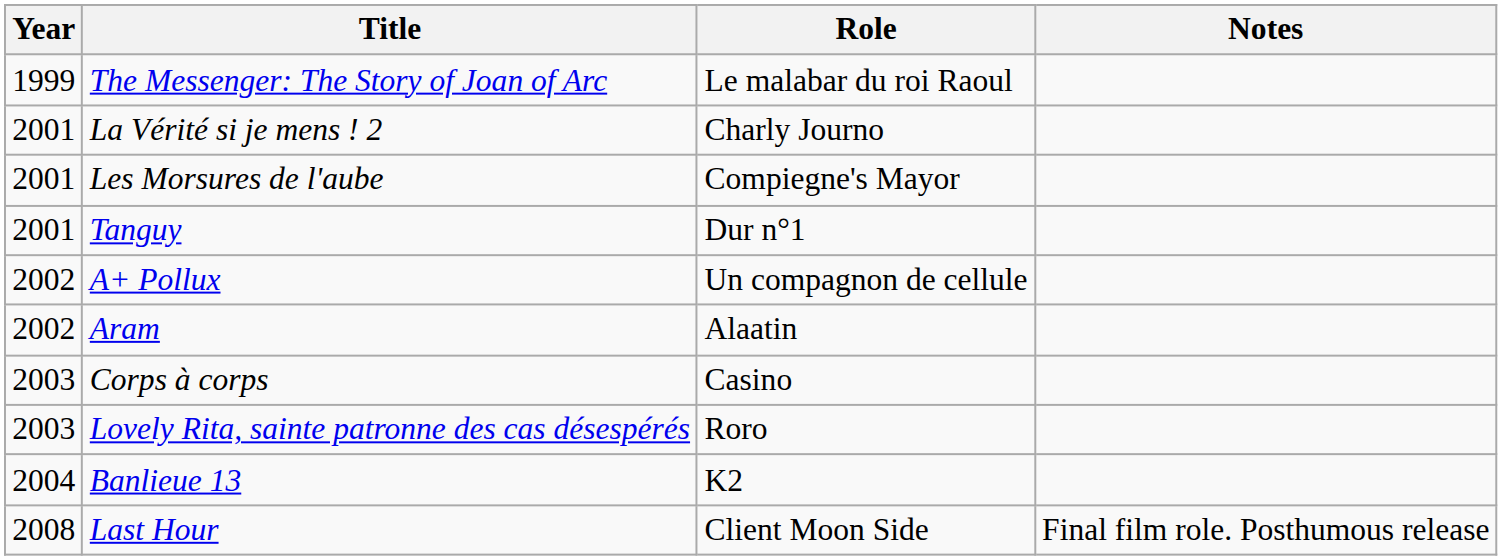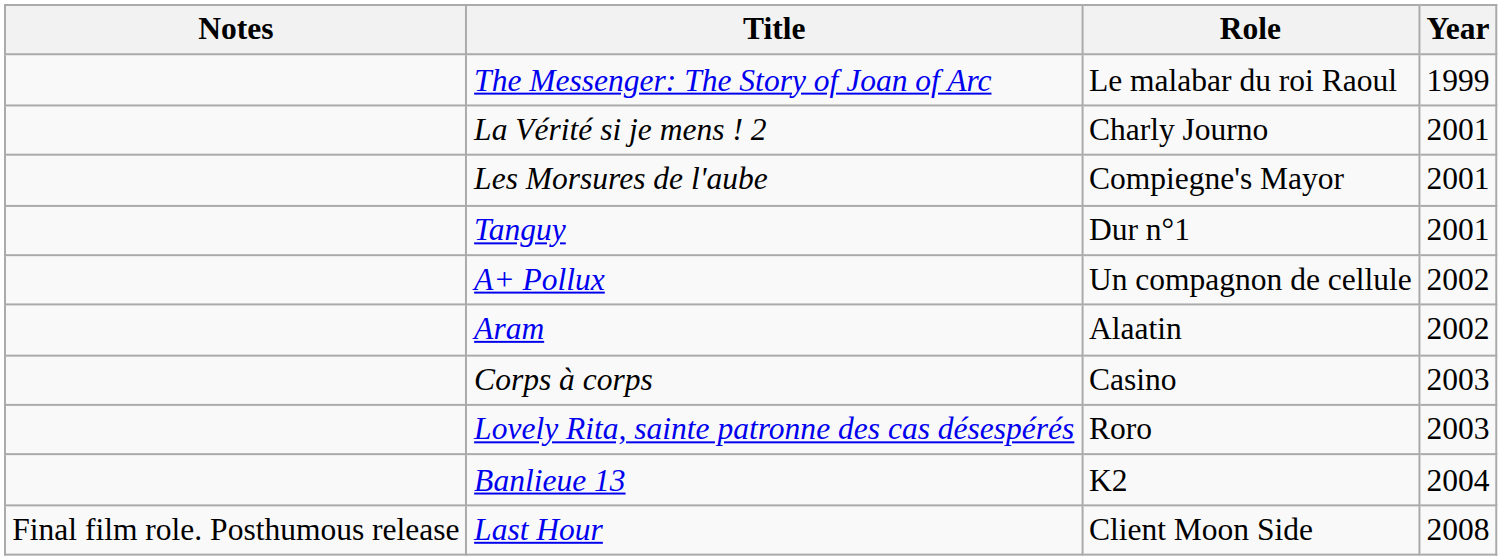columns swapped: (44, 29) <-> (1266, 29)
